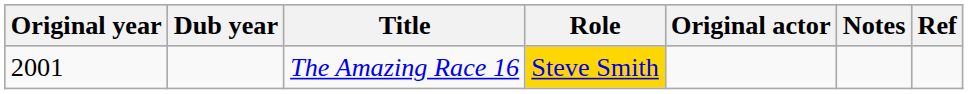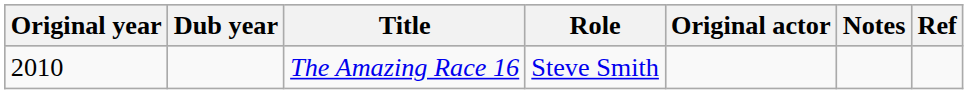(37, 66) 2001 -> (37, 66) 2010
(595, 66) gold background -> (595, 66) no background
